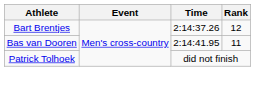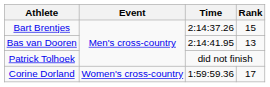(236, 28) 12 -> (251, 28) 15
(236, 43) 11 -> (251, 43) 13
+ row: (42, 74)
